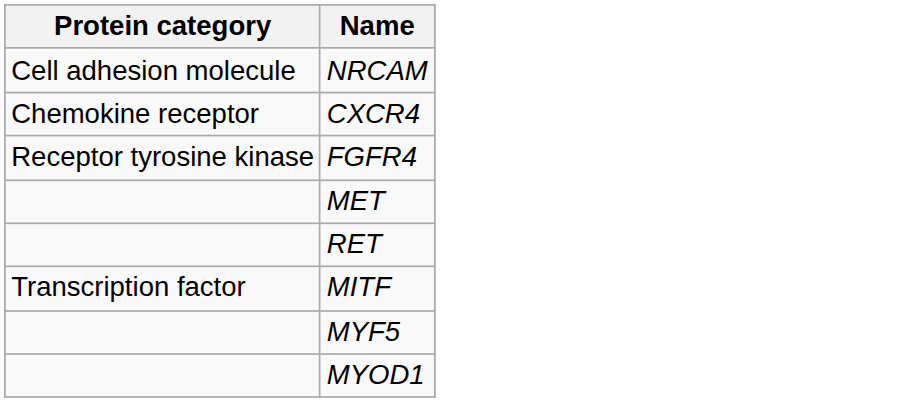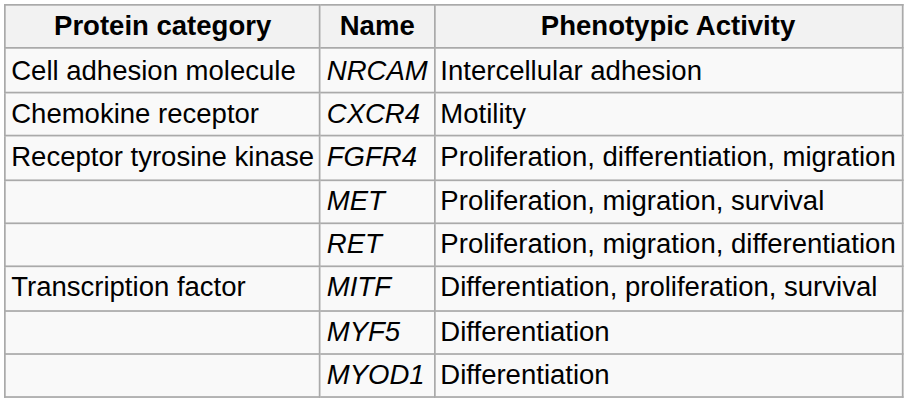+ column: (668, 26)
